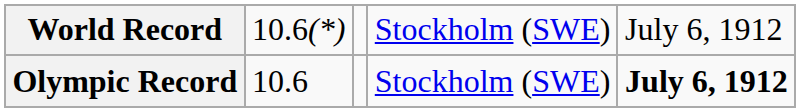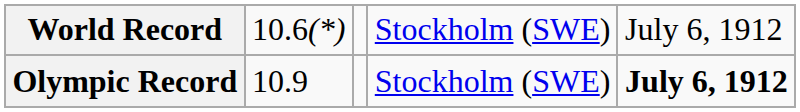(280, 80) 10.6 -> (280, 80) 10.9
